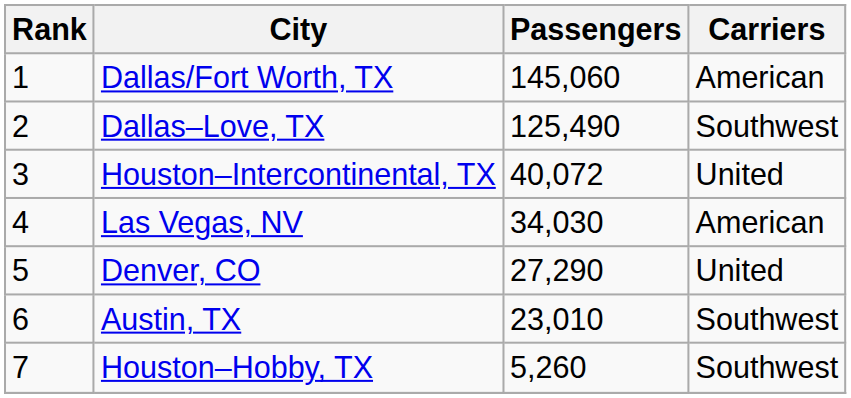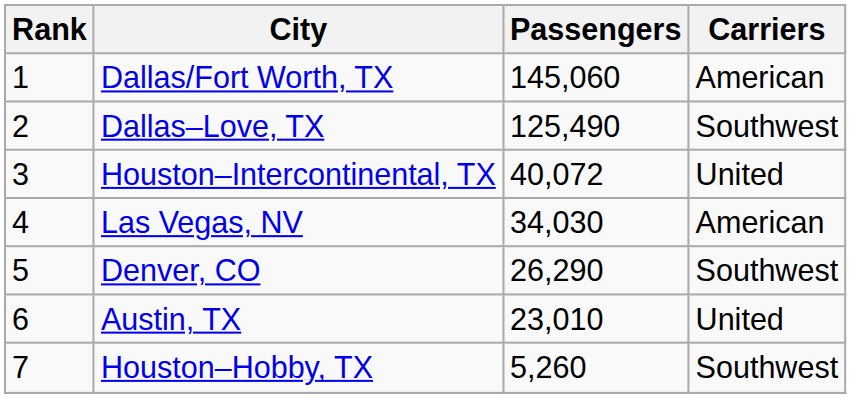(557, 271) 27,290 -> (557, 271) 26,290
(740, 271) United -> (767, 271) Southwest
(767, 320) Southwest -> (740, 320) United
